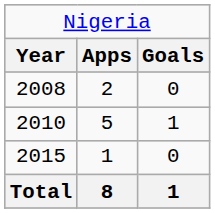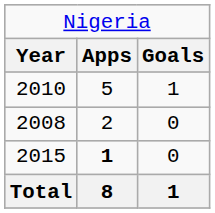rows swapped: (41, 90) <-> (41, 123)
(107, 157) normal -> (107, 157) bold
